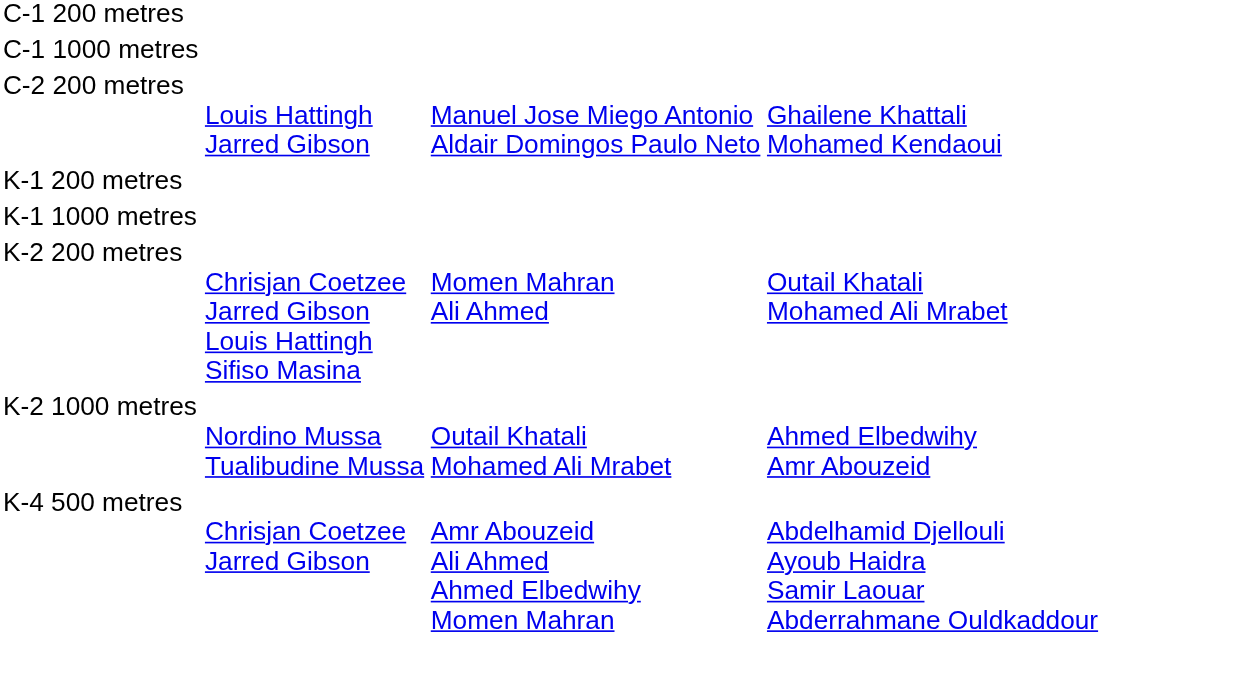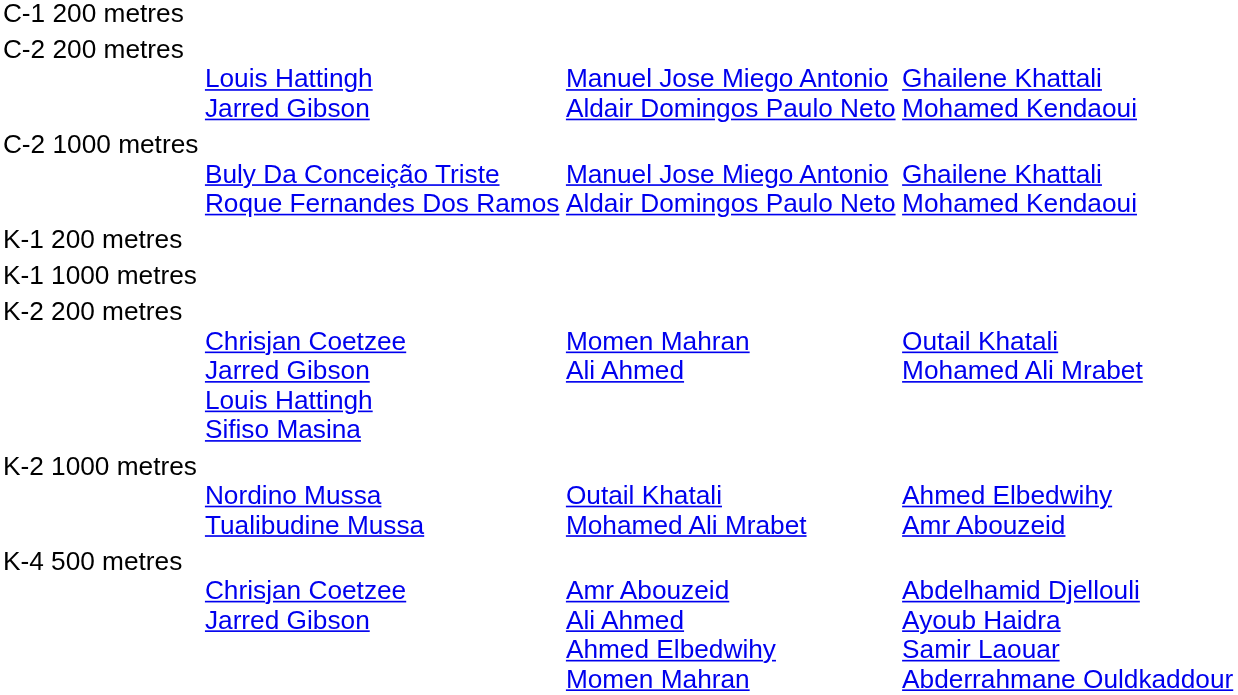- row: (101, 49)
+ row: (101, 144)
